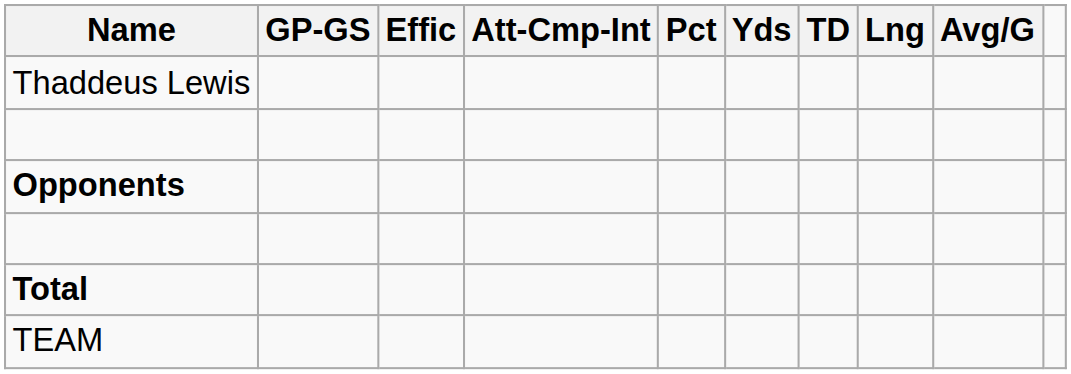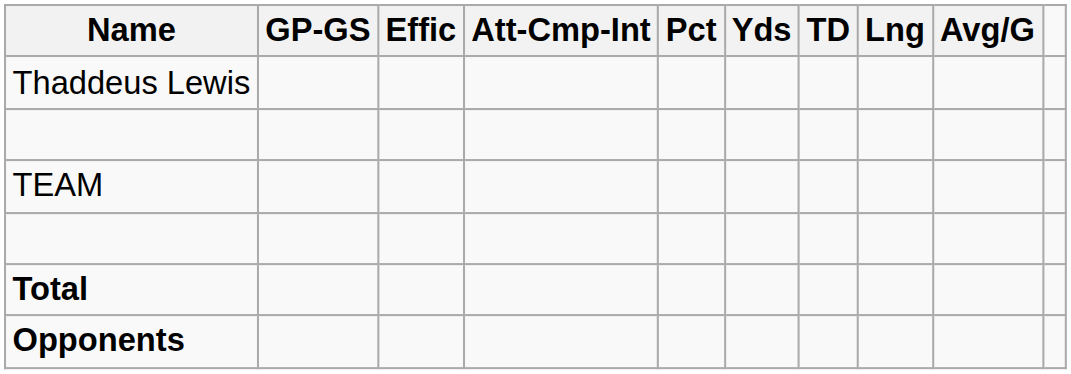rows swapped: (58, 340) <-> (99, 185)
